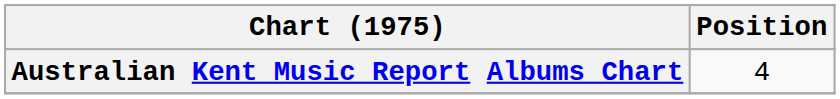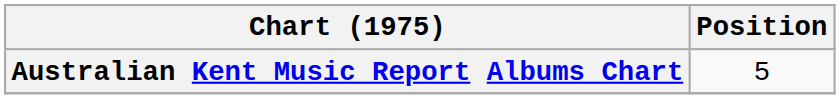(762, 72) 4 -> (762, 72) 5
